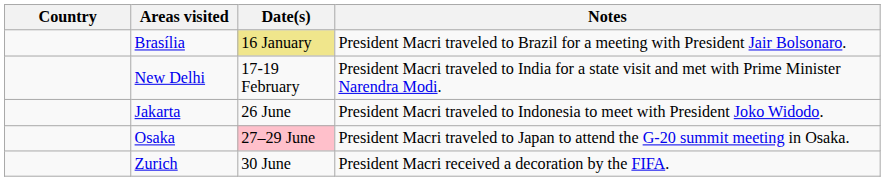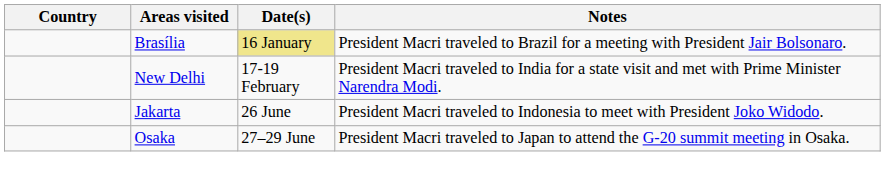(278, 138) pink background -> (278, 138) no background
- row: (156, 163)
